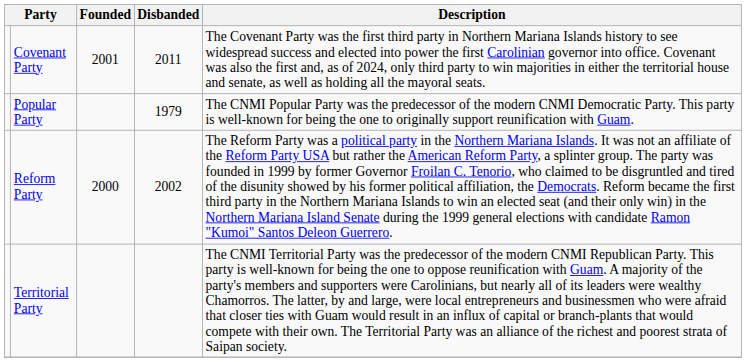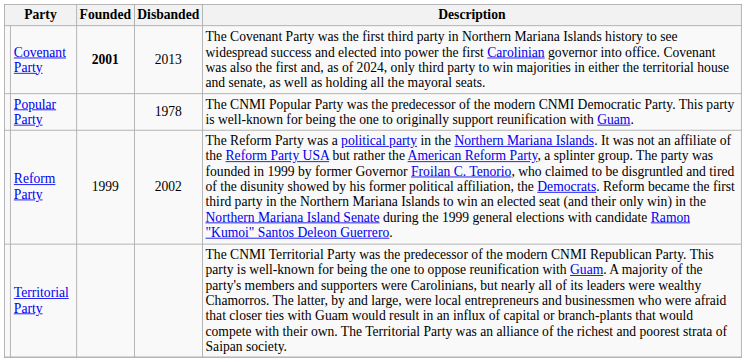(105, 59) normal -> (105, 59) bold
(168, 59) 2011 -> (168, 59) 2013
(168, 111) 1979 -> (168, 111) 1978
(105, 187) 2000 -> (105, 187) 1999
